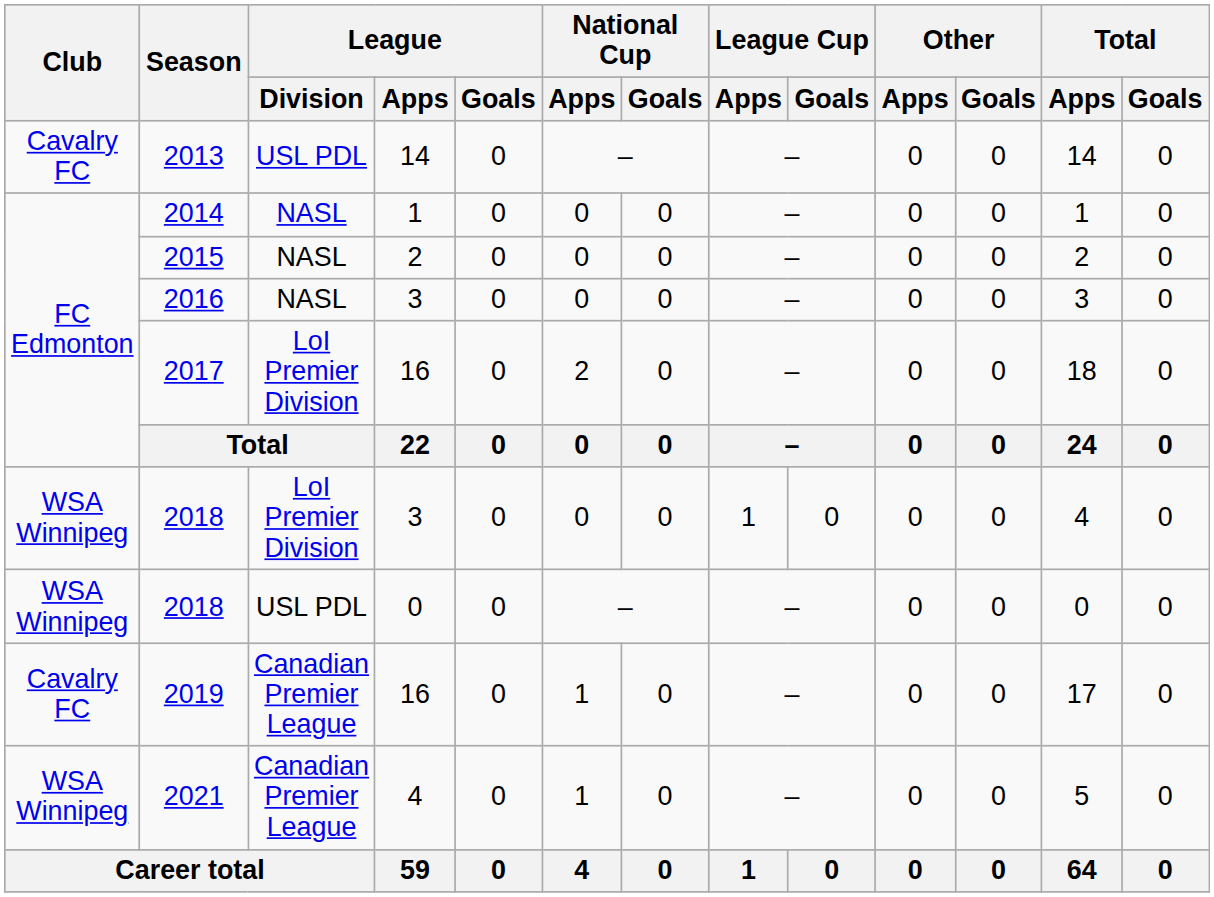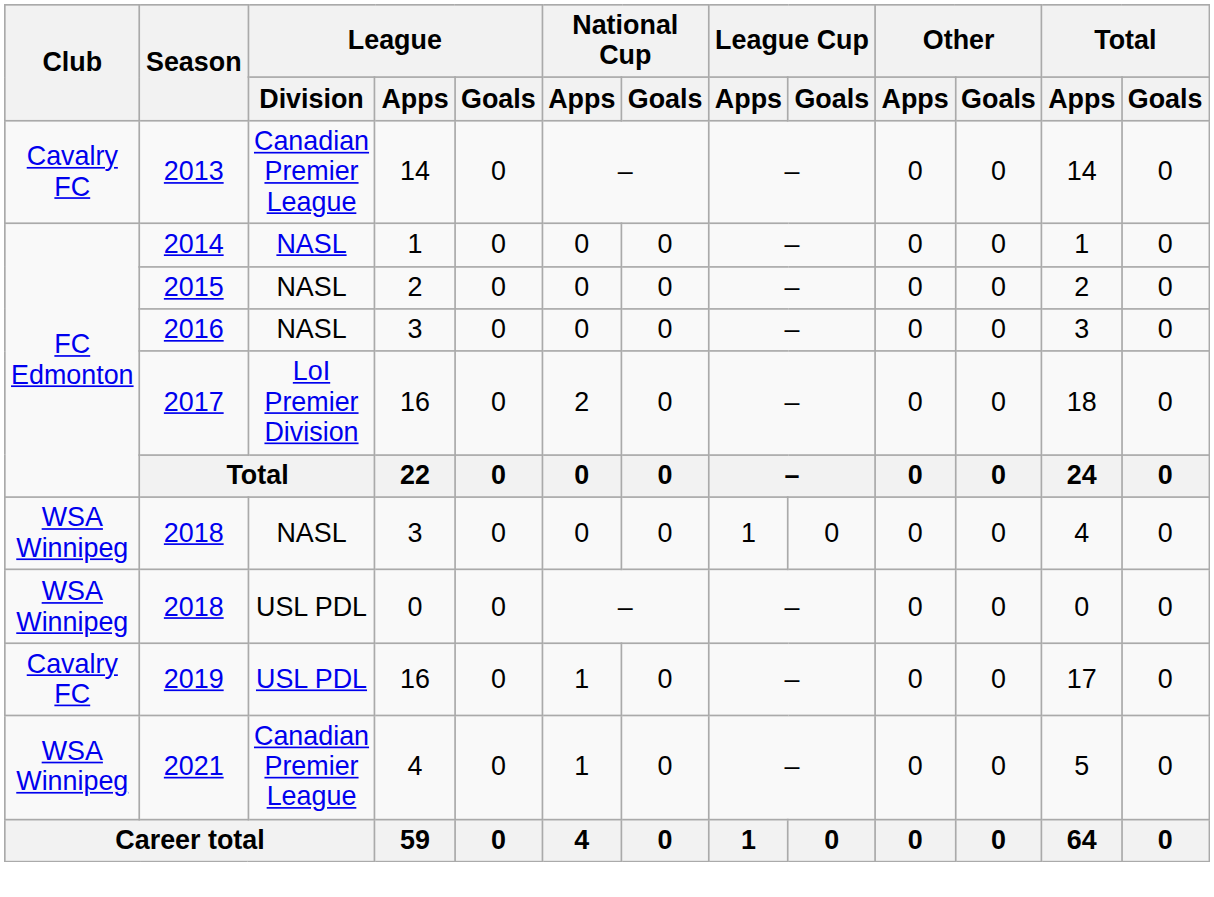(312, 156) USL PDL -> (312, 171) Canadian Premier League
(312, 518) LoI Premier Division -> (312, 533) NASL
(312, 694) Canadian Premier League -> (312, 678) USL PDL
